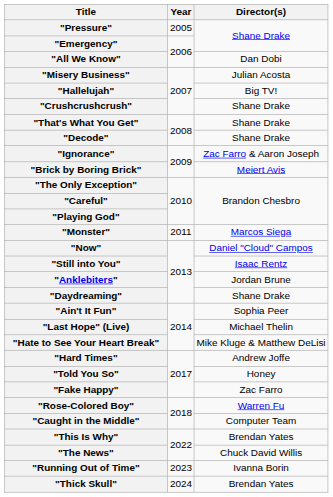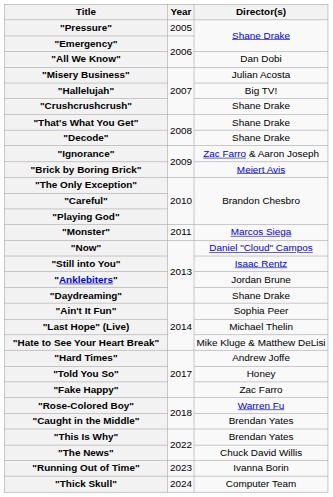(261, 421) Computer Team -> (261, 421) Brendan Yates
(261, 484) Brendan Yates -> (261, 484) Computer Team
